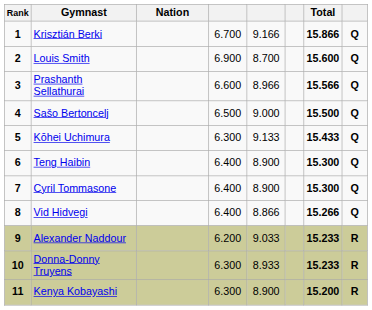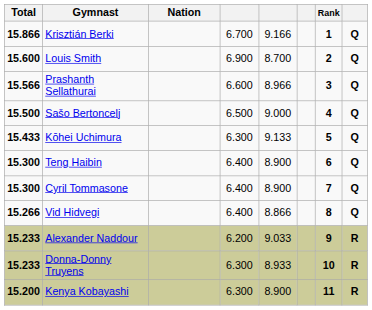columns swapped: (18, 13) <-> (323, 13)
